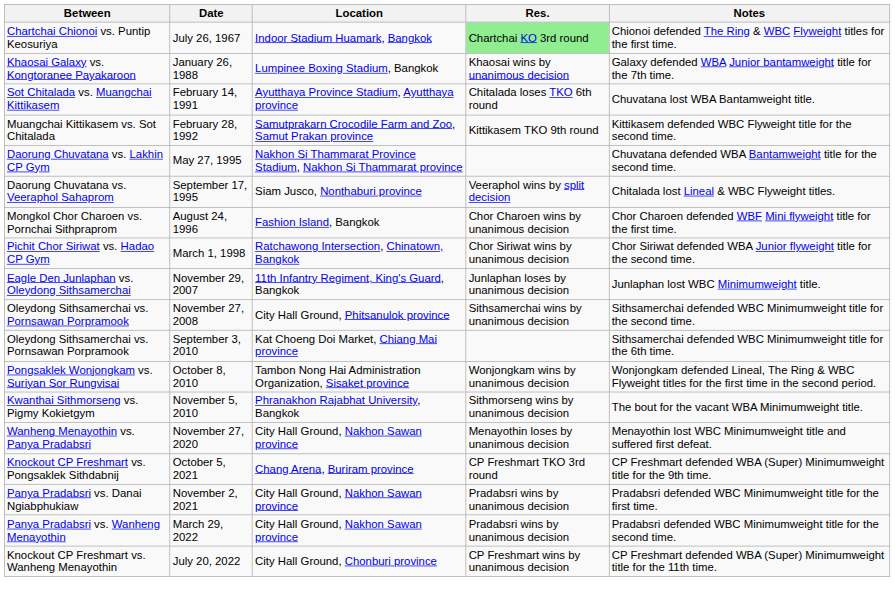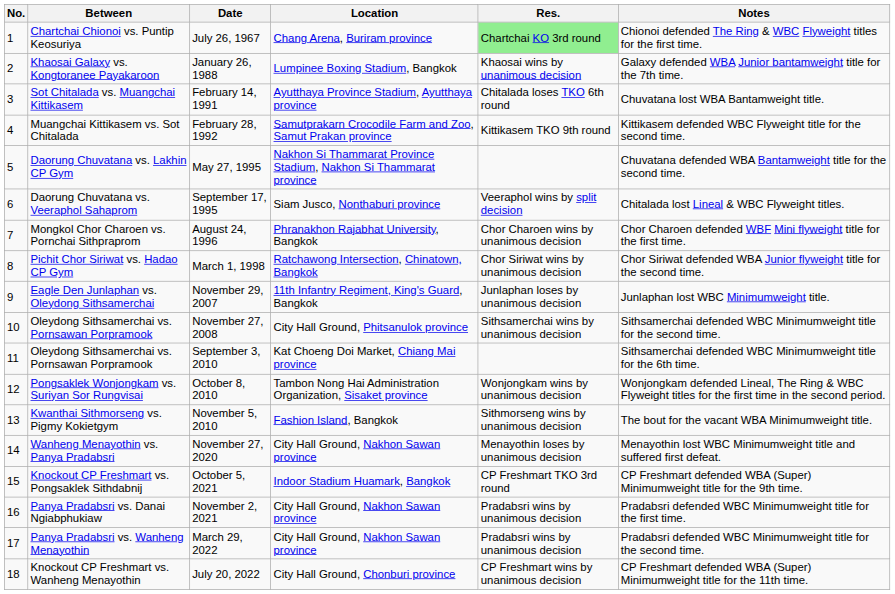+ column: (16, 13)
(343, 37) Indoor Stadium Huamark, Bangkok -> (353, 37) Chang Arena, Buriram province
(317, 222) Fashion Island, Bangkok -> (356, 235) Phranakhon Rajabhat University, Bangkok
(338, 407) Phranakhon Rajabhat University, Bangkok -> (336, 420) Fashion Island, Bangkok
(334, 469) Chang Arena, Buriram province -> (362, 481) Indoor Stadium Huamark, Bangkok
